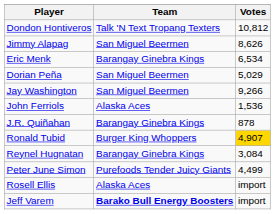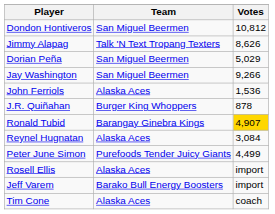(158, 28) Talk 'N Text Tropang Texters -> (142, 28) San Miguel Beermen
(142, 43) San Miguel Beermen -> (158, 43) Talk 'N Text Tropang Texters
- row: (29, 59)
(150, 122) Barangay Ginebra Kings -> (146, 106) Burger King Whoppers
(146, 138) Burger King Whoppers -> (150, 122) Barangay Ginebra Kings
(150, 153) Barangay Ginebra Kings -> (123, 138) Alaska Aces
(165, 201) bold -> (159, 185) normal
+ row: (28, 201)
